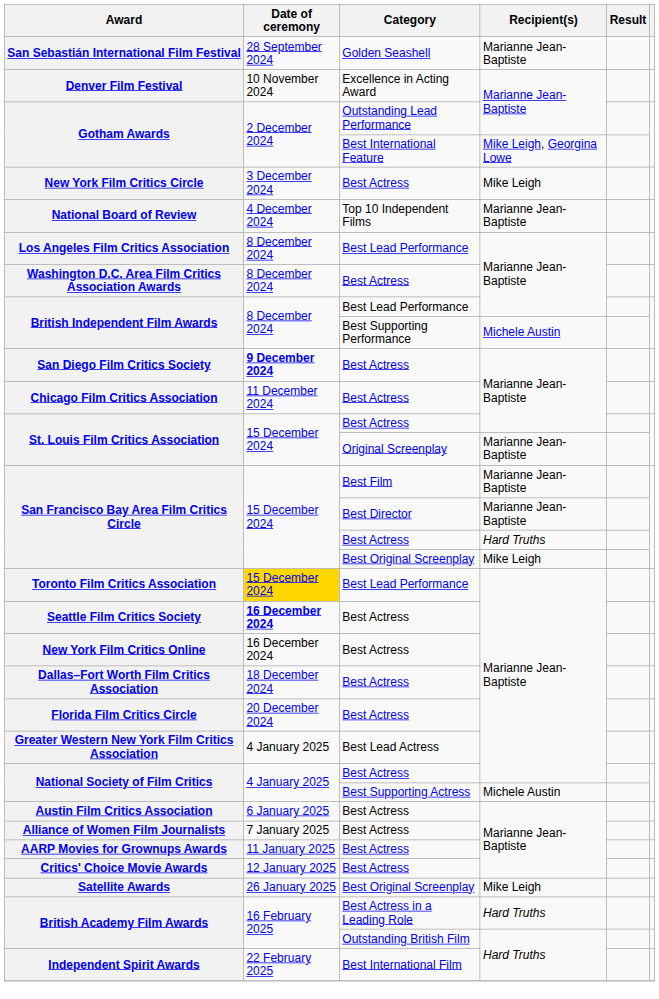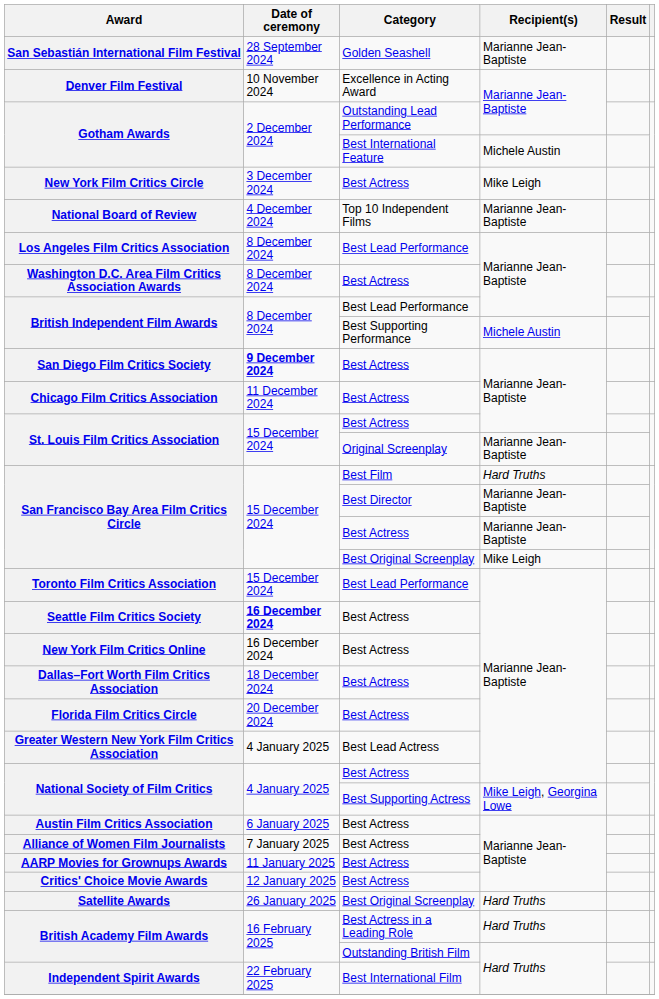(540, 150) Mike Leigh, Georgina Lowe -> (522, 150) Michele Austin
(525, 481) Marianne Jean-Baptiste -> (514, 474) Hard Truths
(514, 540) Hard Truths -> (525, 533) Marianne Jean-Baptiste
(282, 584) gold background -> (282, 584) no background
(522, 792) Michele Austin -> (540, 799) Mike Leigh, Georgina Lowe
(512, 887) Mike Leigh -> (514, 900) Hard Truths
